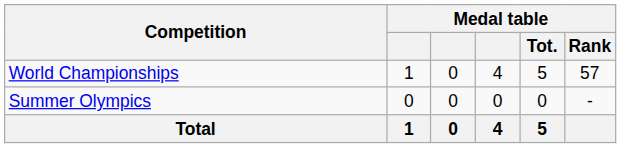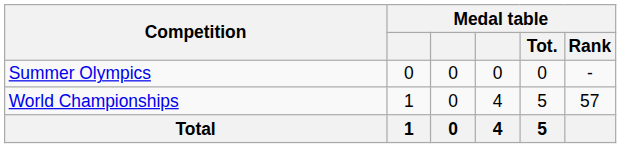rows swapped: (80, 101) <-> (94, 74)
